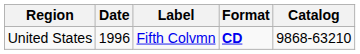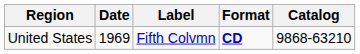(114, 37) 1996 -> (114, 37) 1969
